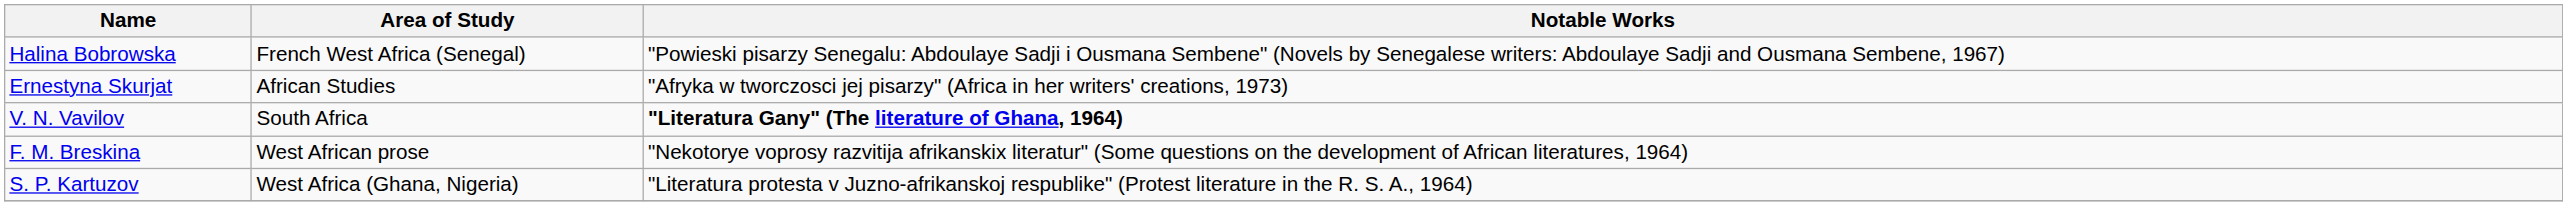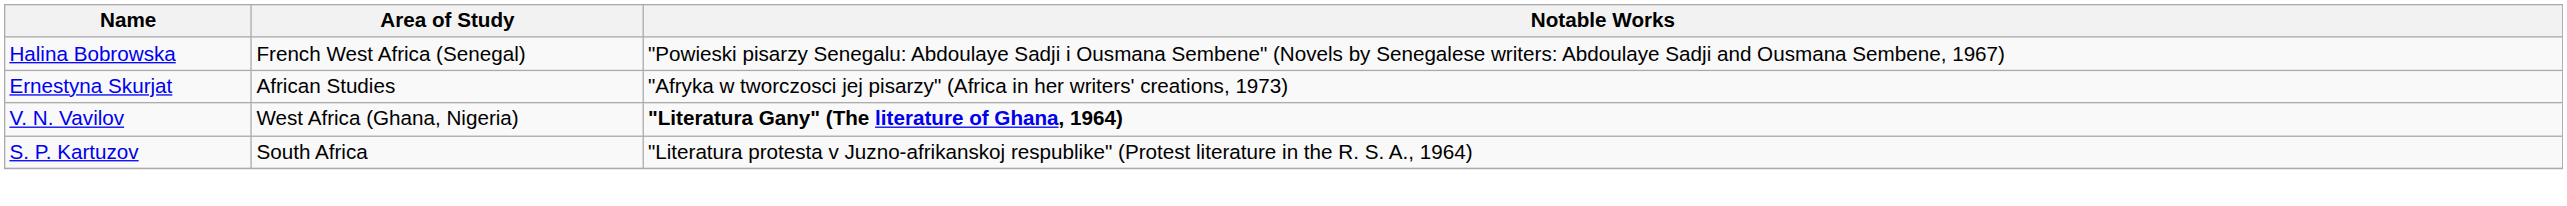(312, 119) South Africa -> (388, 119) West Africa (Ghana, Nigeria)
- row: (75, 151)
(388, 184) West Africa (Ghana, Nigeria) -> (312, 151) South Africa
